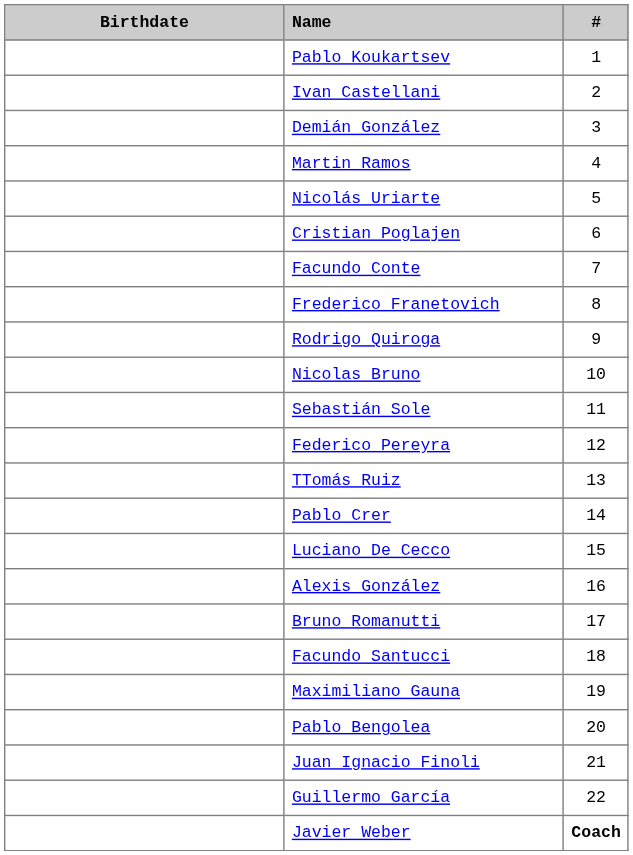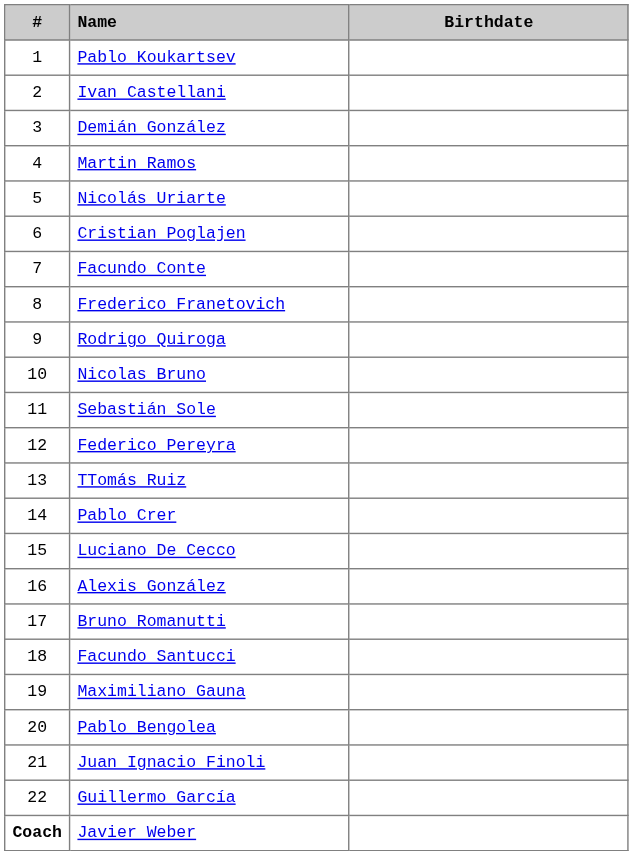columns swapped: (596, 22) <-> (144, 22)
